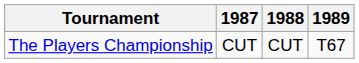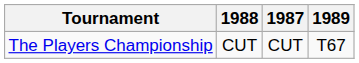columns swapped: (240, 18) <-> (285, 18)
